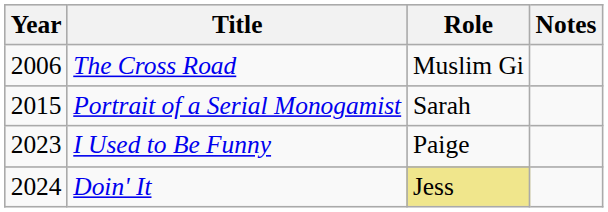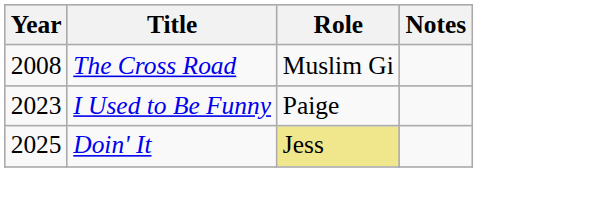(36, 65) 2006 -> (36, 65) 2008
- row: (237, 105)
(36, 186) 2024 -> (36, 145) 2025
